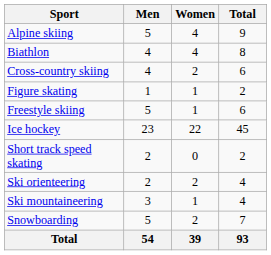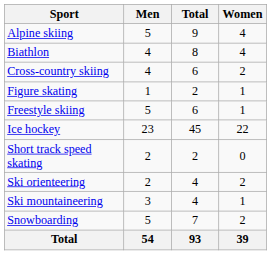columns swapped: (195, 14) <-> (242, 14)
